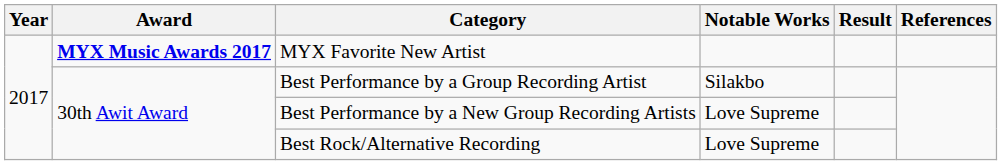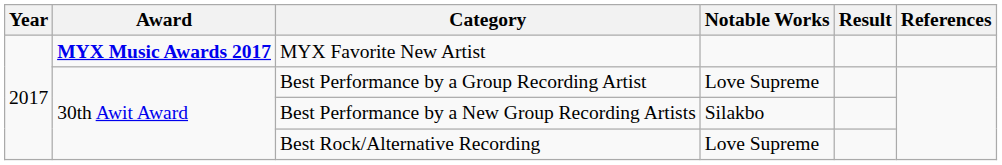(735, 81) Silakbo -> (762, 81) Love Supreme
(762, 112) Love Supreme -> (735, 112) Silakbo
